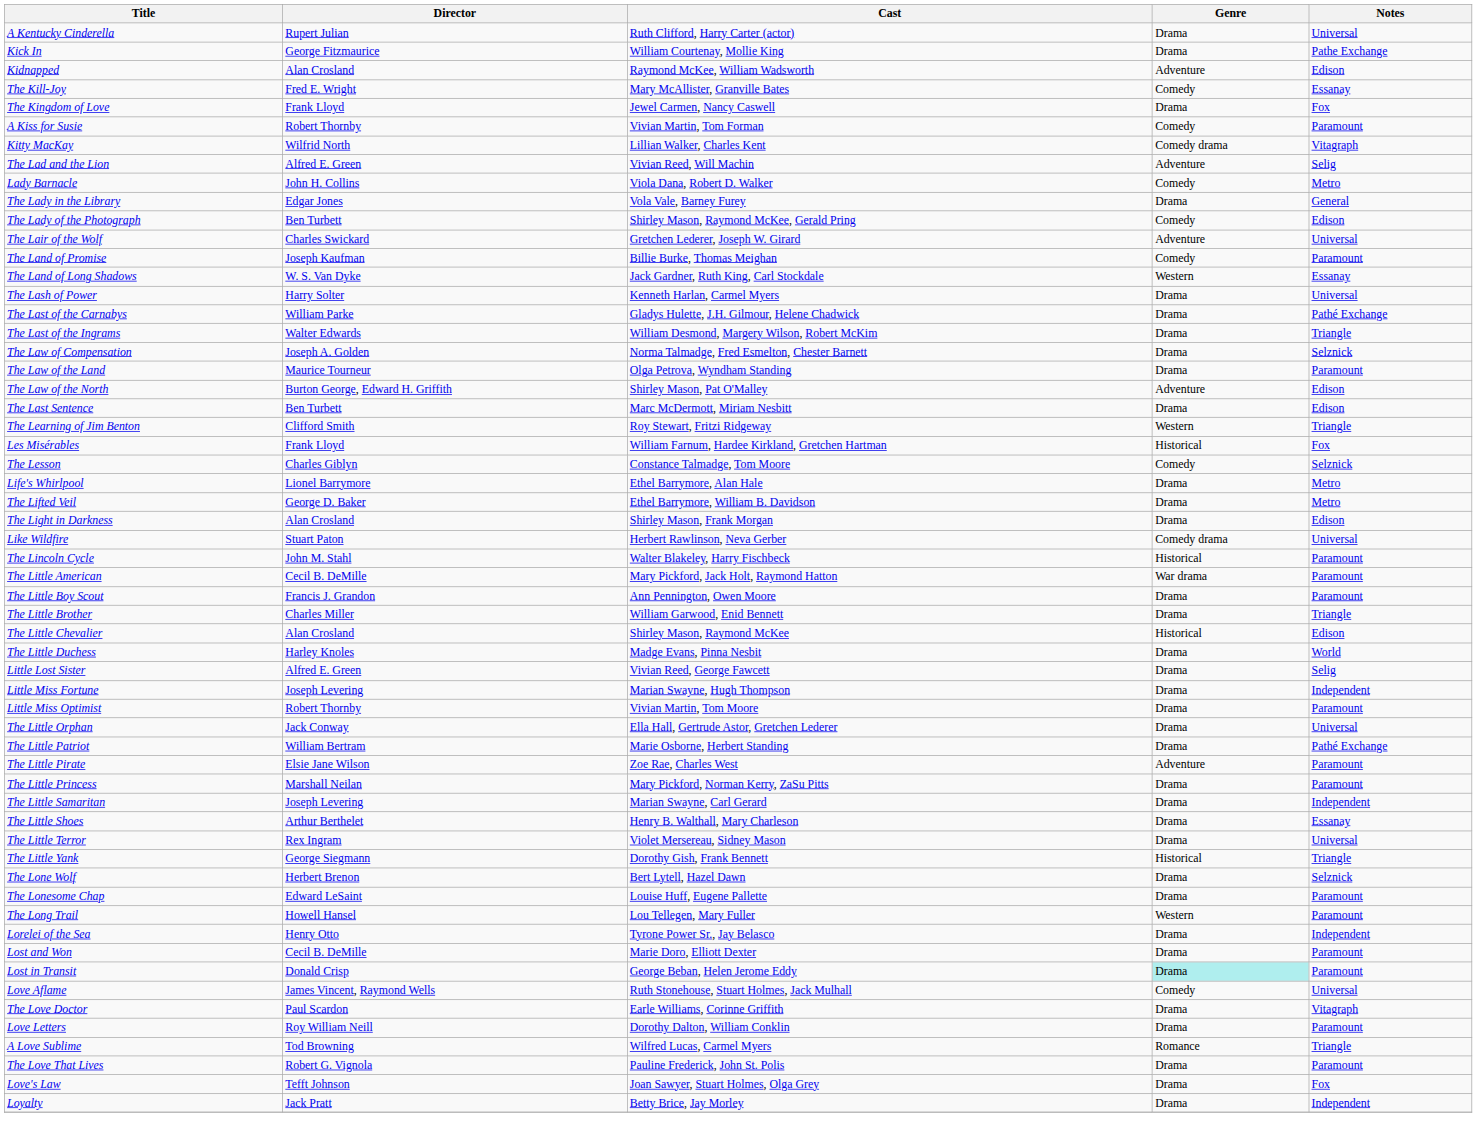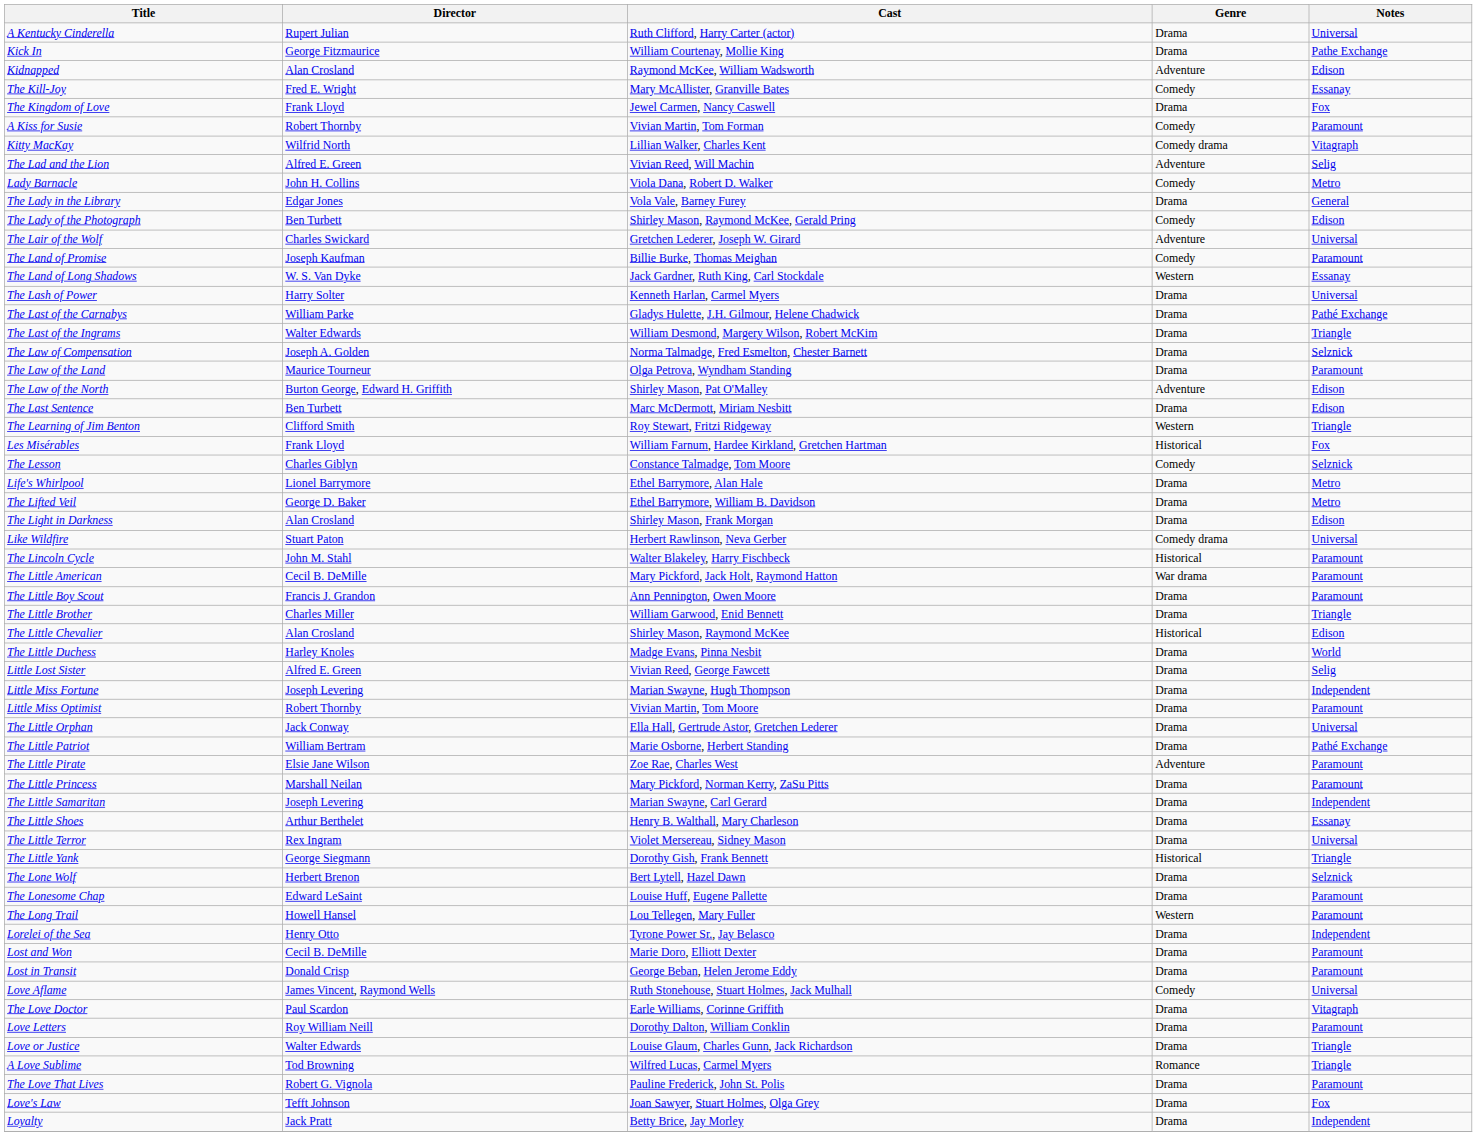(1171, 971) paleturquoise background -> (1171, 971) no background
+ row: (43, 1046)
